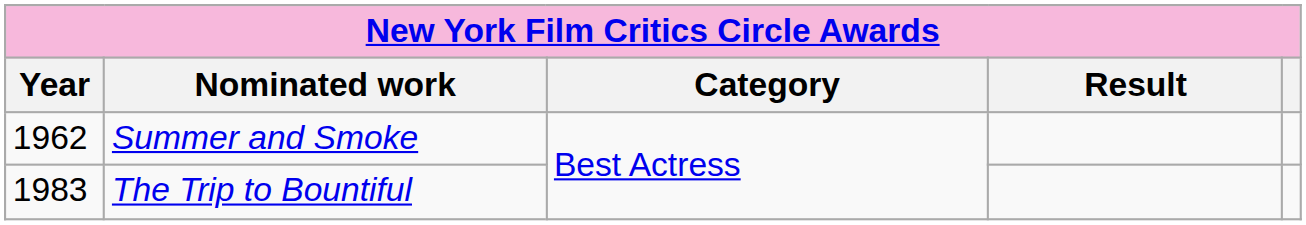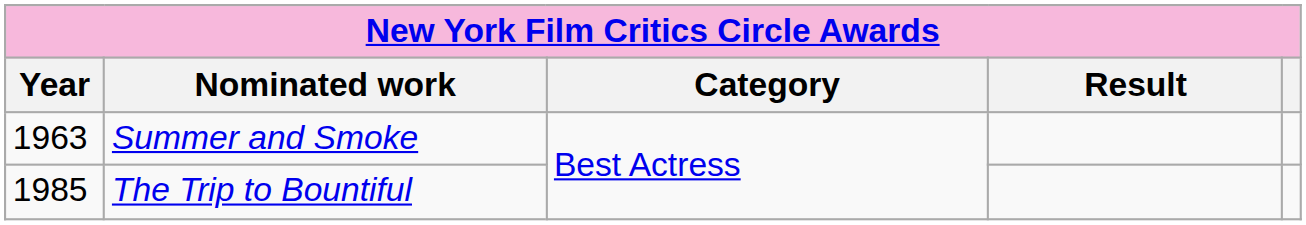(50, 137) 1962 -> (50, 137) 1963
(50, 191) 1983 -> (50, 191) 1985
